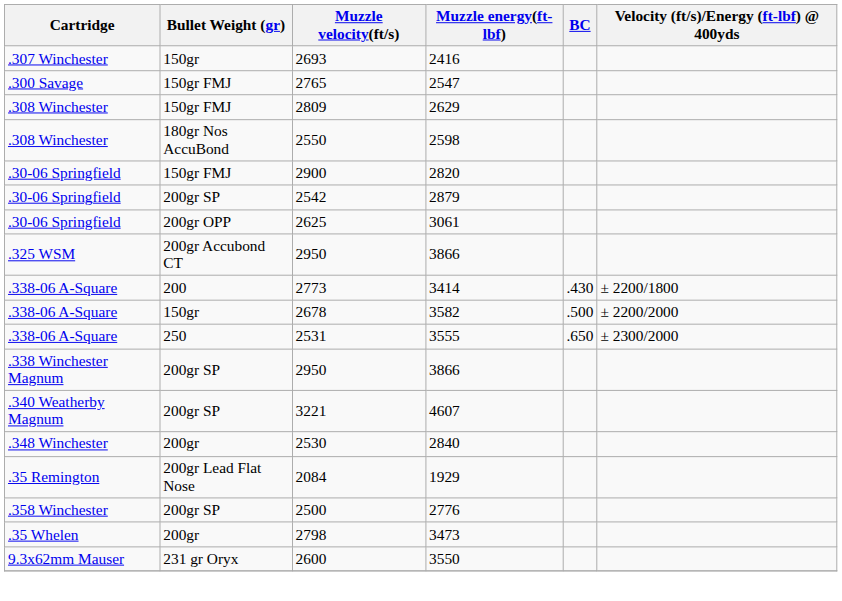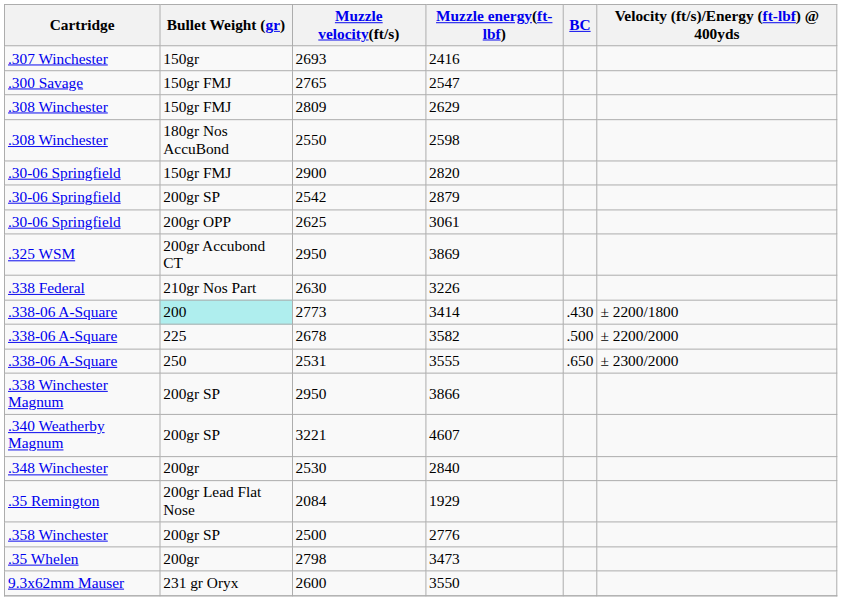(444, 254) 3866 -> (444, 254) 3869
+ row: (46, 287)
(175, 287) no background -> (175, 312) paleturquoise background
(181, 312) 150gr -> (175, 336) 225
